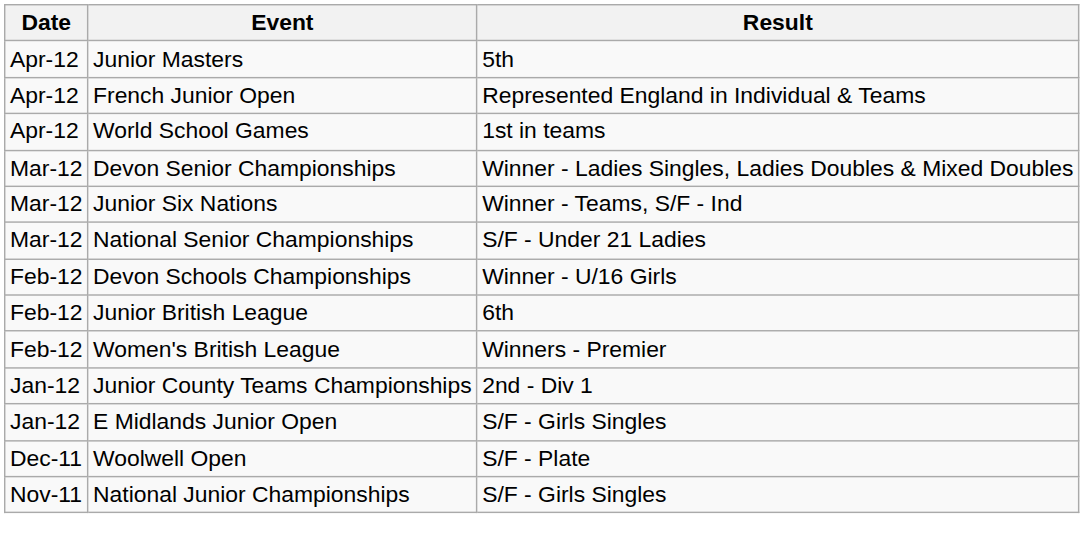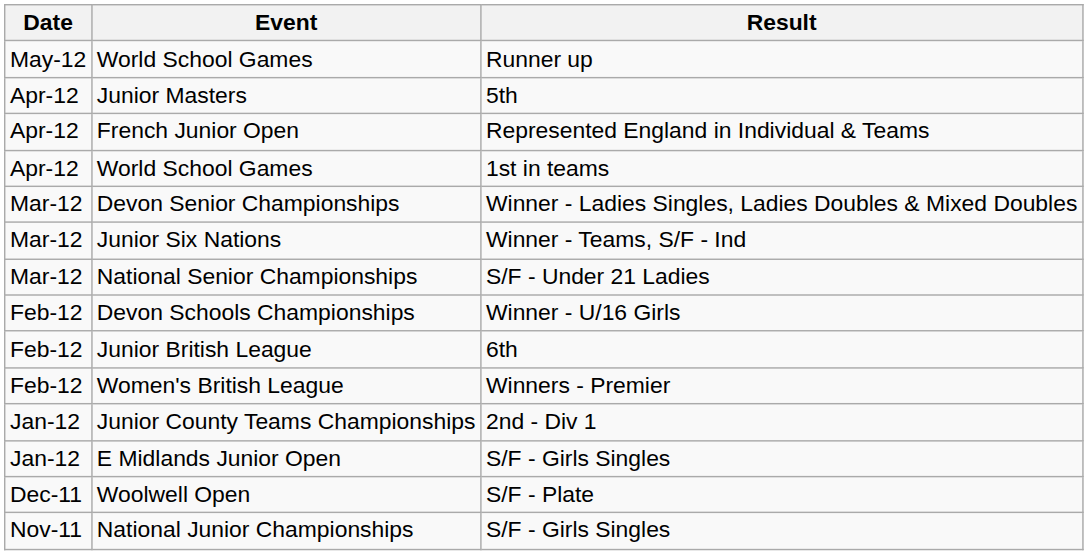+ row: (205, 58)
